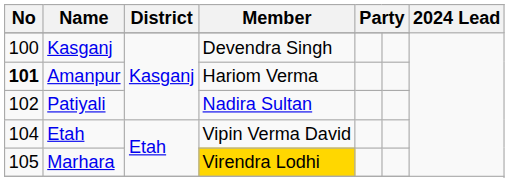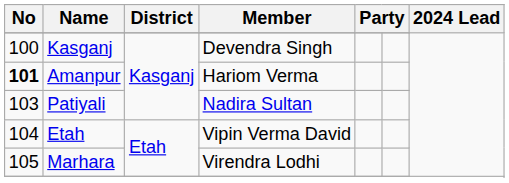(24, 104) 102 -> (24, 104) 103
(261, 162) gold background -> (261, 162) no background
